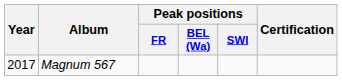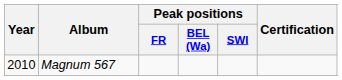(21, 65) 2017 -> (21, 65) 2010
